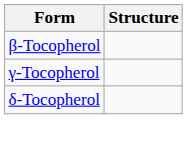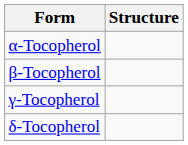+ row: (55, 45)
